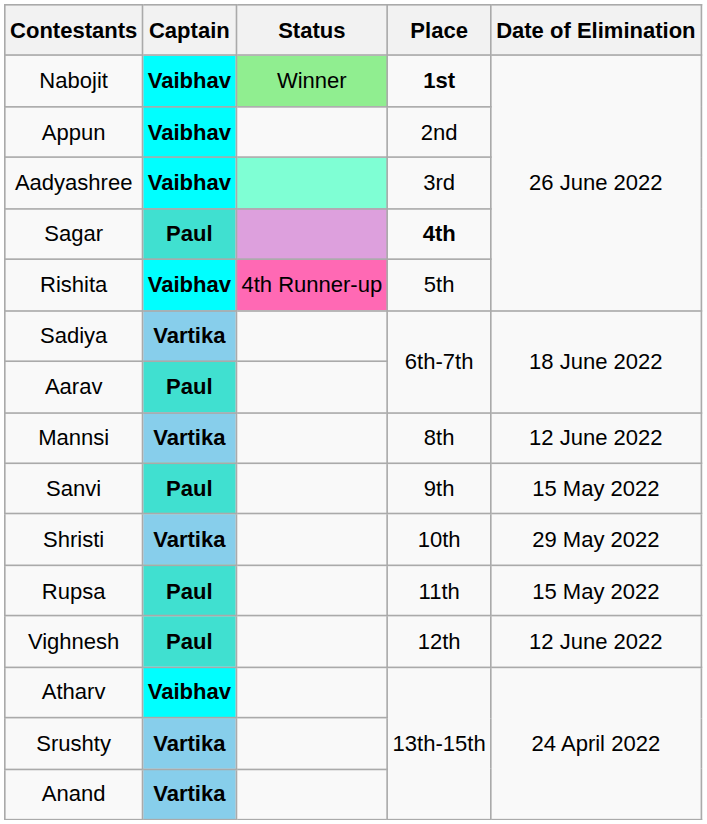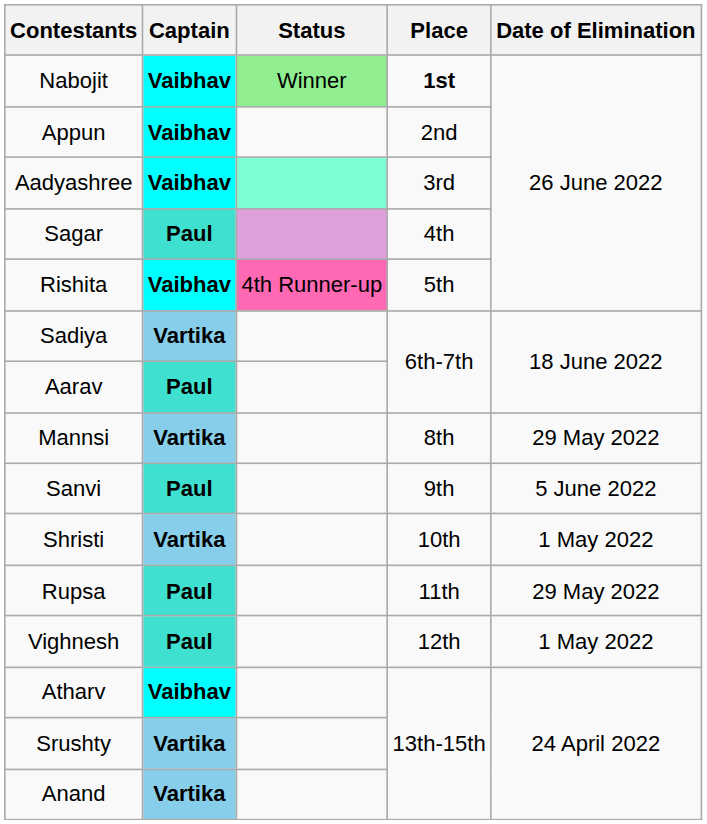(439, 234) bold -> (439, 234) normal
(596, 437) 12 June 2022 -> (596, 437) 29 May 2022
(596, 488) 15 May 2022 -> (596, 488) 5 June 2022
(596, 539) 29 May 2022 -> (596, 539) 1 May 2022
(596, 590) 15 May 2022 -> (596, 590) 29 May 2022
(596, 641) 12 June 2022 -> (596, 641) 1 May 2022
